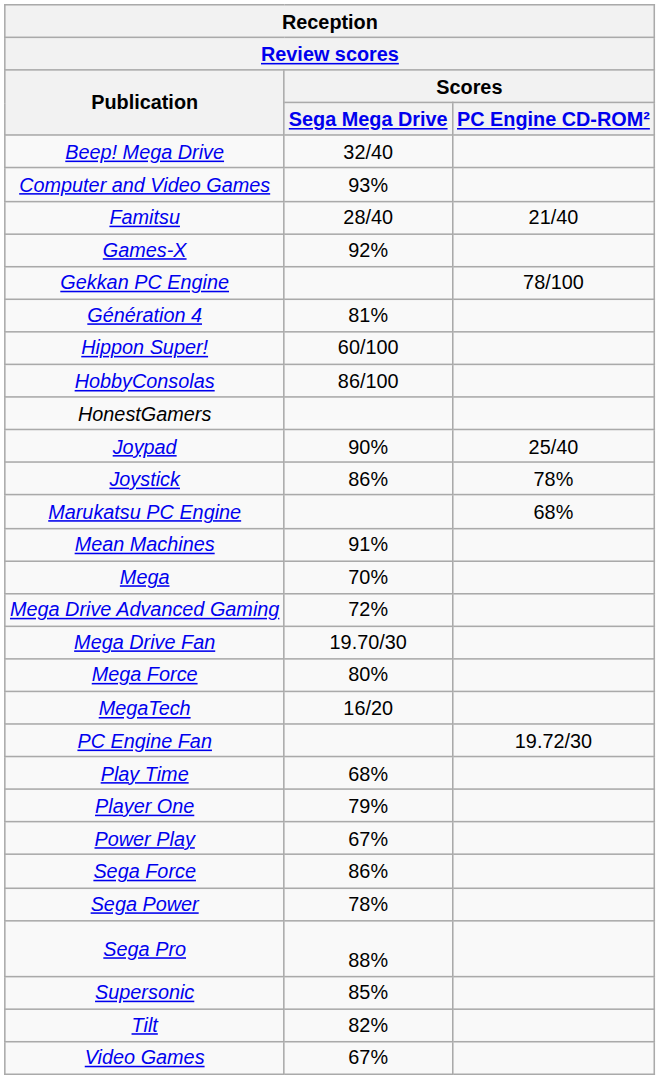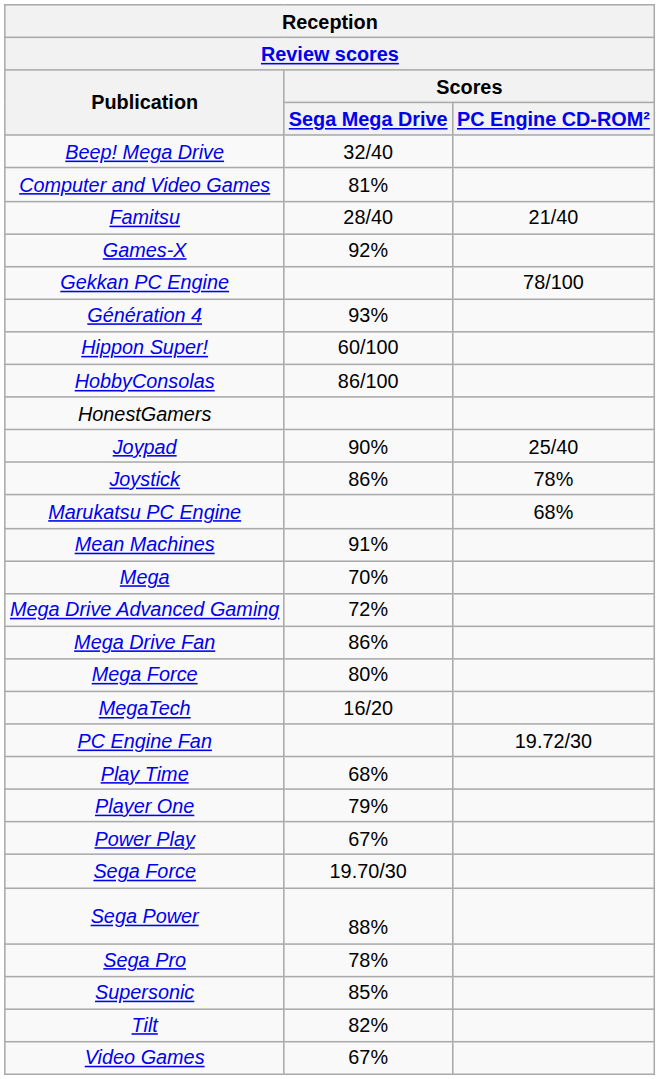(368, 185) 93% -> (368, 185) 81%
(368, 315) 81% -> (368, 315) 93%
(368, 642) 19.70/30 -> (368, 642) 86%
(368, 871) 86% -> (368, 871) 19.70/30
(368, 904) 78% -> (368, 927) 88%
(368, 960) 88% -> (368, 960) 78%
